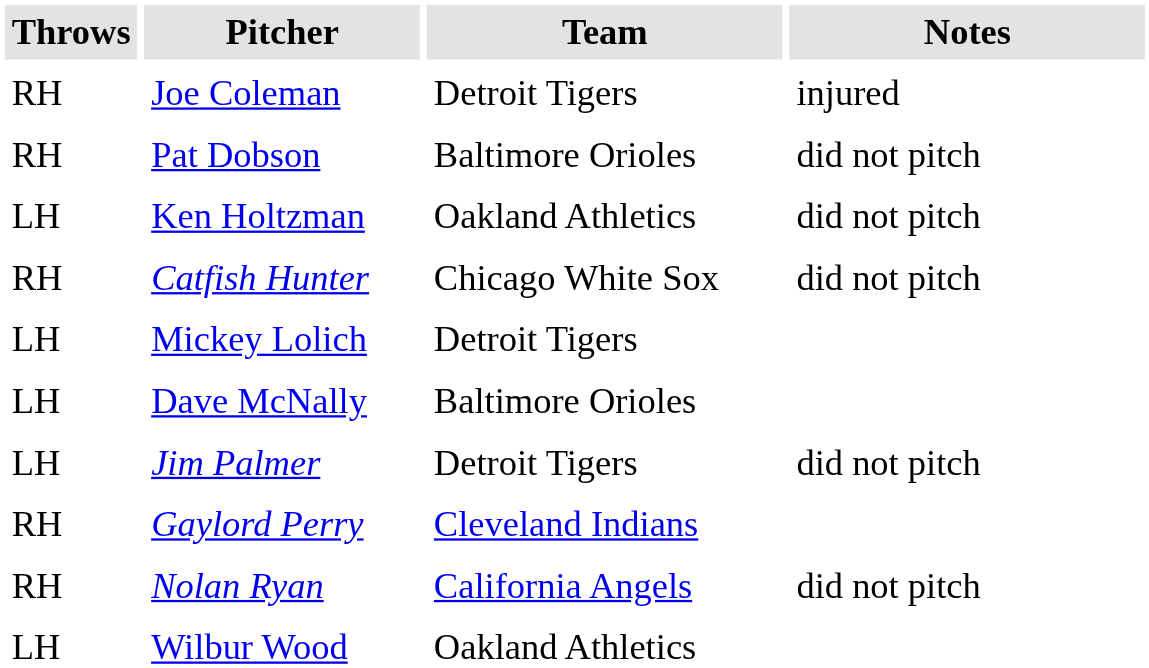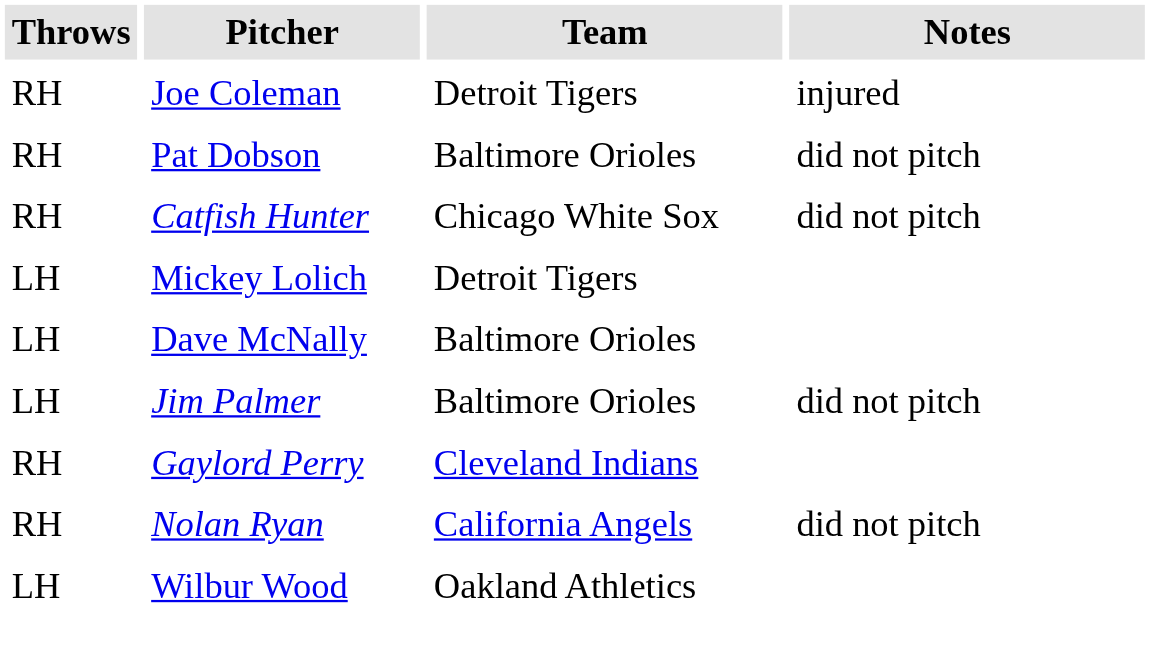- row: (258, 216)
(536, 462) Detroit Tigers -> (565, 400) Baltimore Orioles
